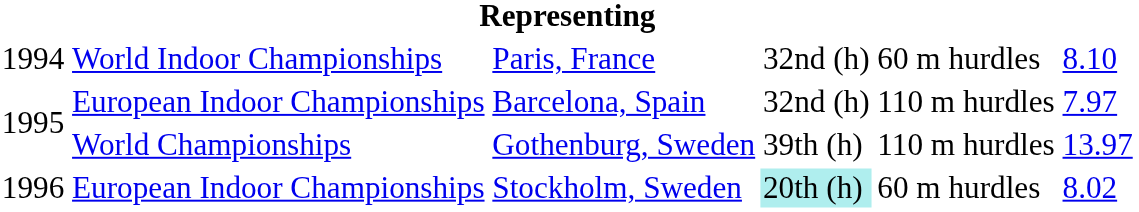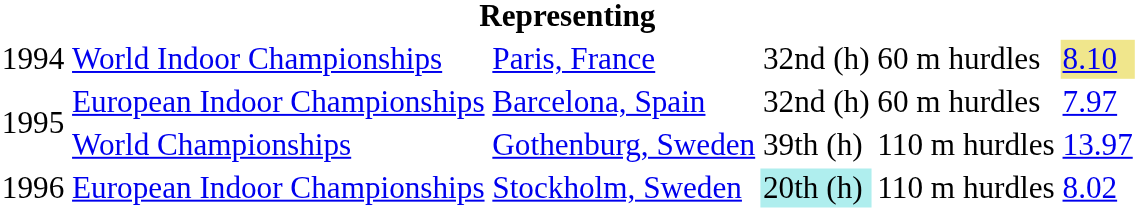(1090, 58) no background -> (1090, 58) khaki background
(966, 101) 110 m hurdles -> (959, 101) 60 m hurdles
(959, 187) 60 m hurdles -> (966, 187) 110 m hurdles
